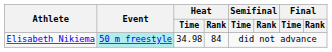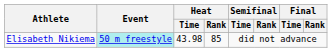(189, 40) 34.98 -> (189, 40) 43.98
(216, 40) 84 -> (216, 40) 85
